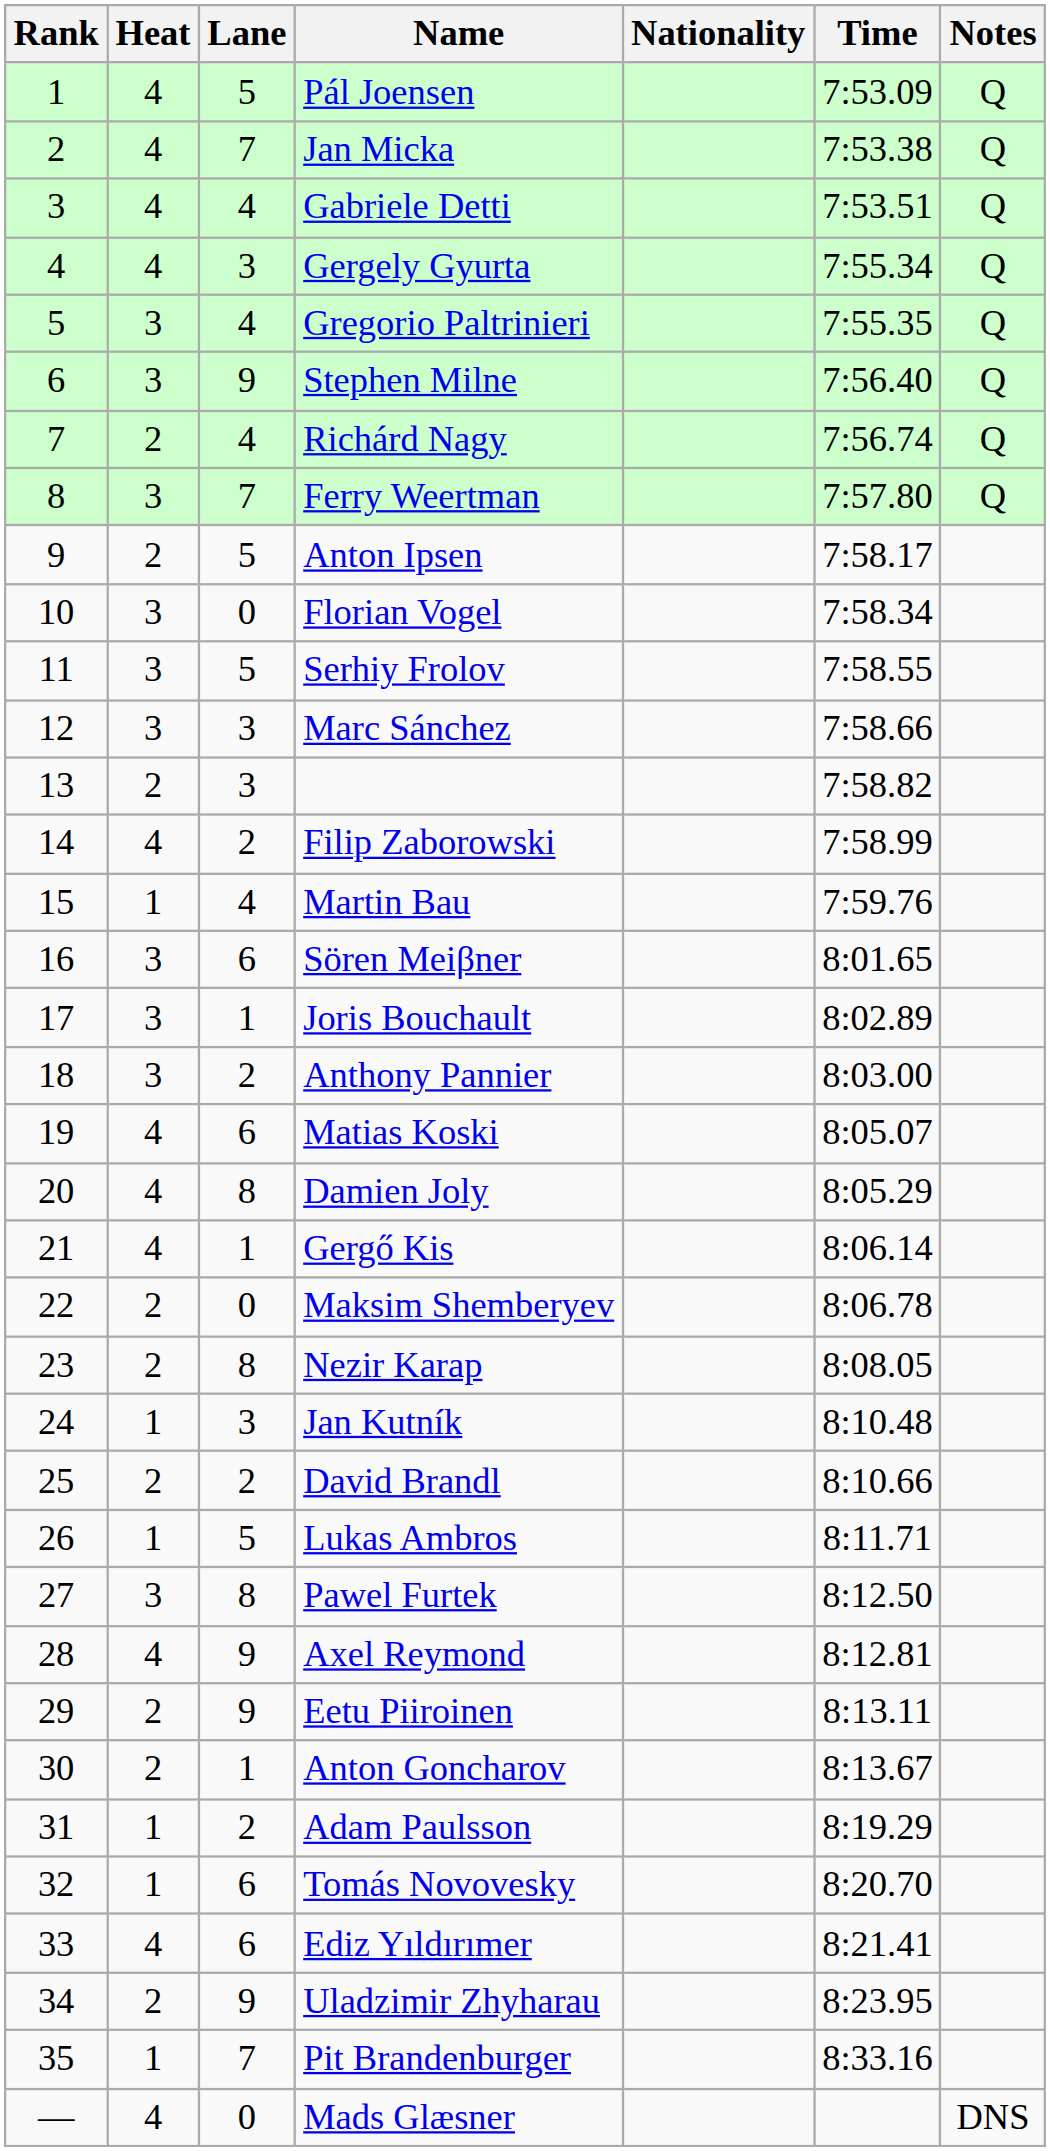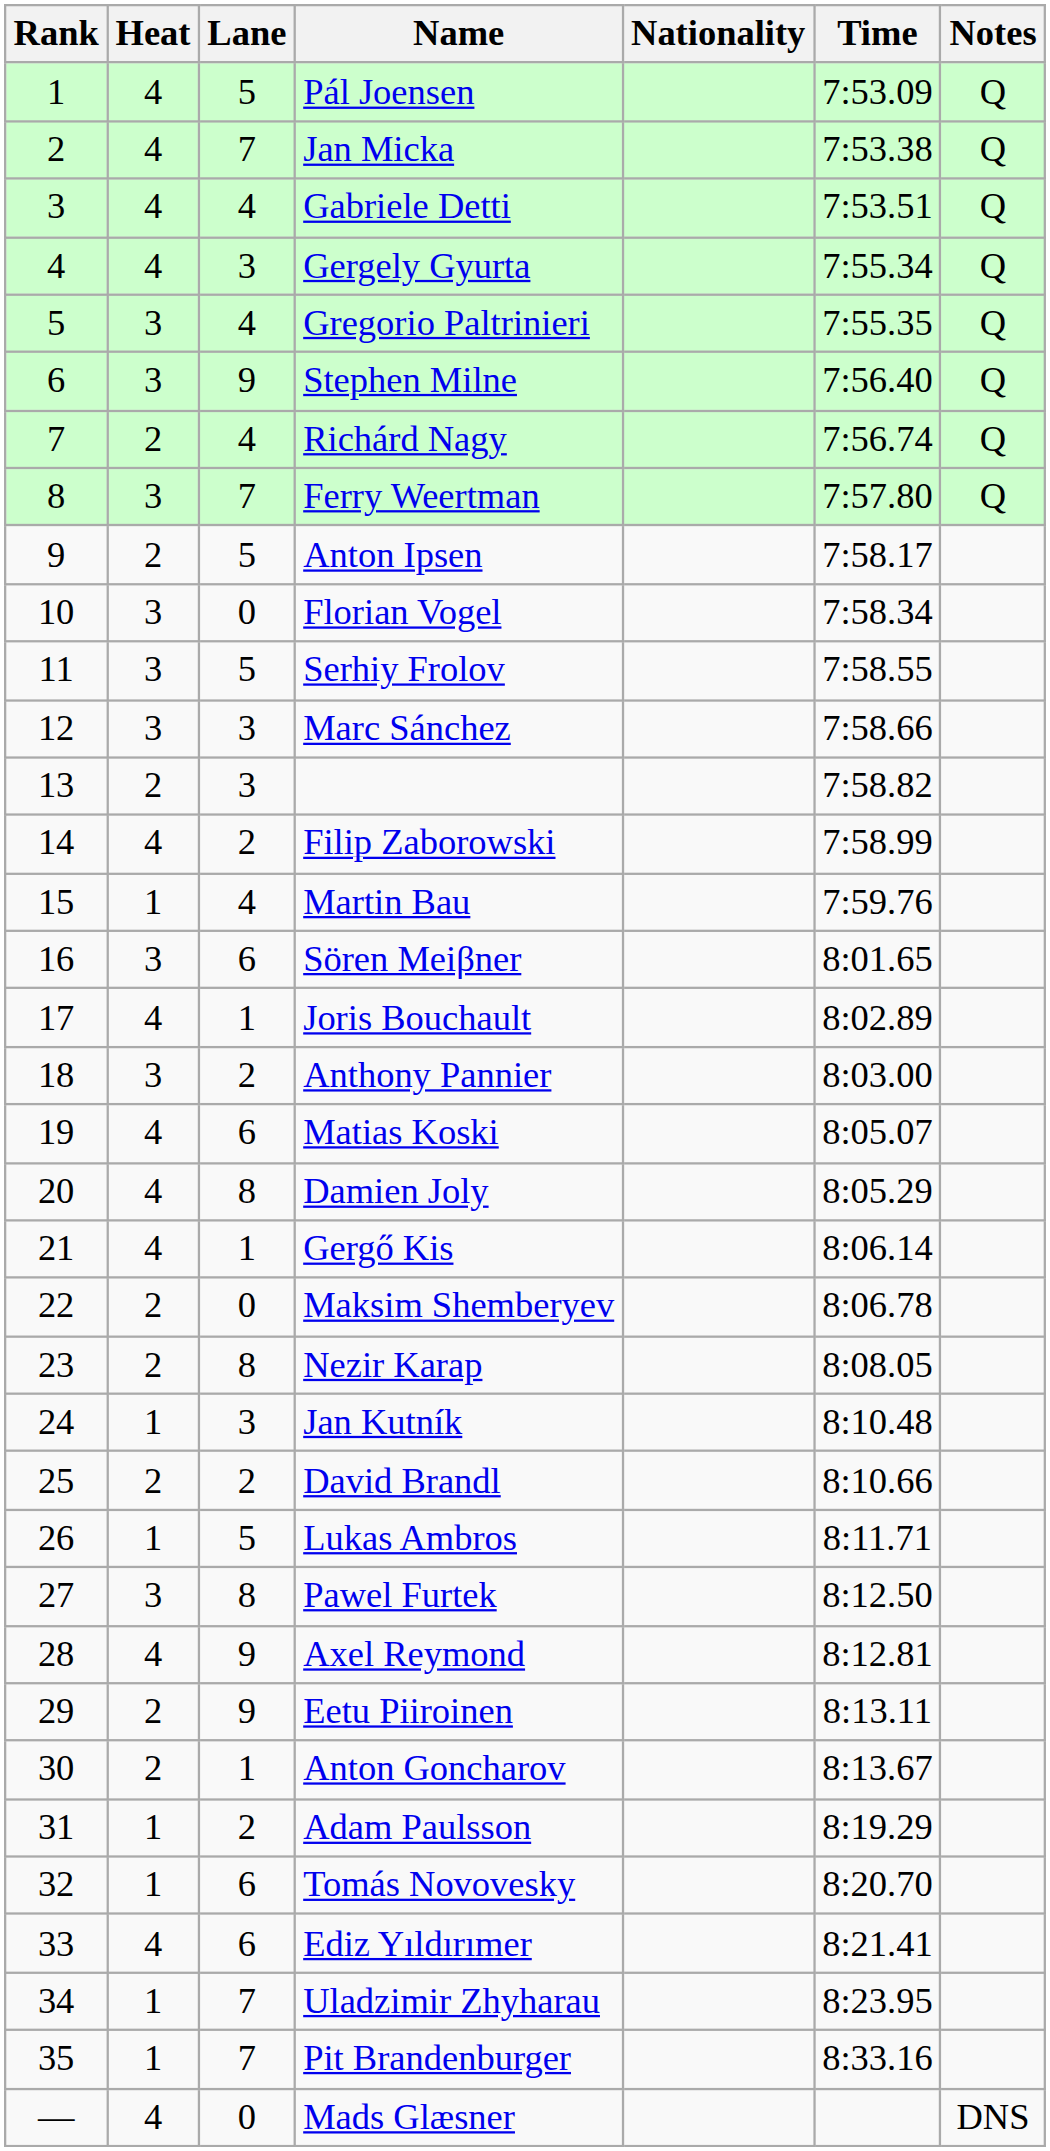(153, 1016) 3 -> (153, 1016) 4
(153, 2000) 2 -> (153, 2000) 1
(247, 2000) 9 -> (247, 2000) 7
